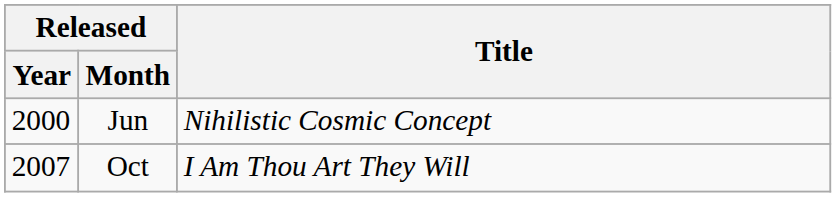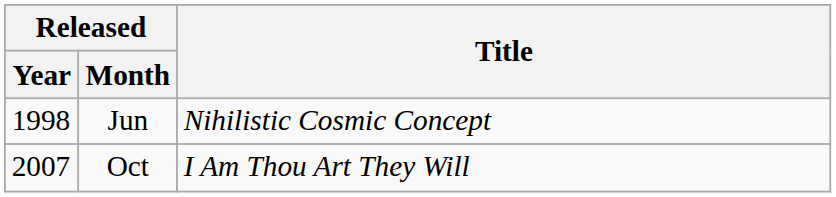(41, 120) 2000 -> (41, 120) 1998
